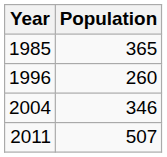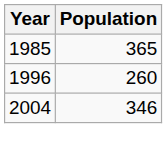- row: (31, 137)
